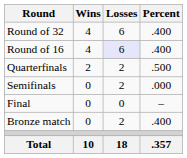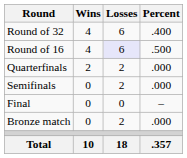(161, 49) .400 -> (161, 49) .500
(161, 67) .500 -> (161, 67) .000
(161, 121) .400 -> (161, 121) .000
